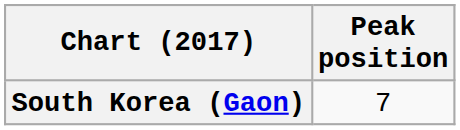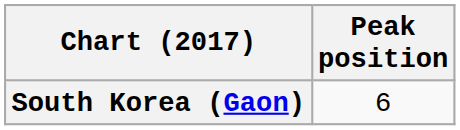(383, 103) 7 -> (383, 103) 6
